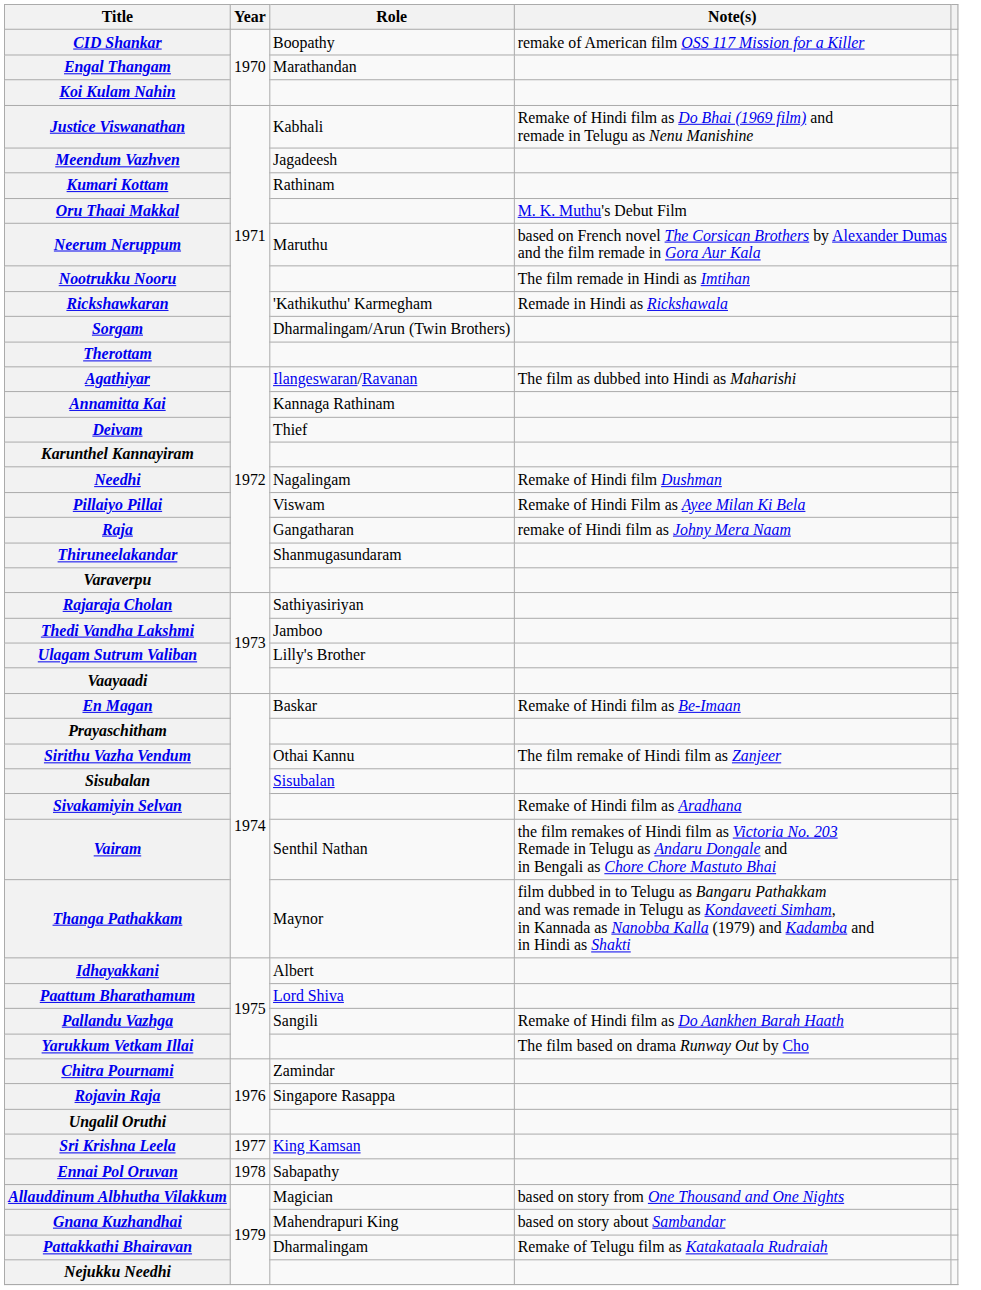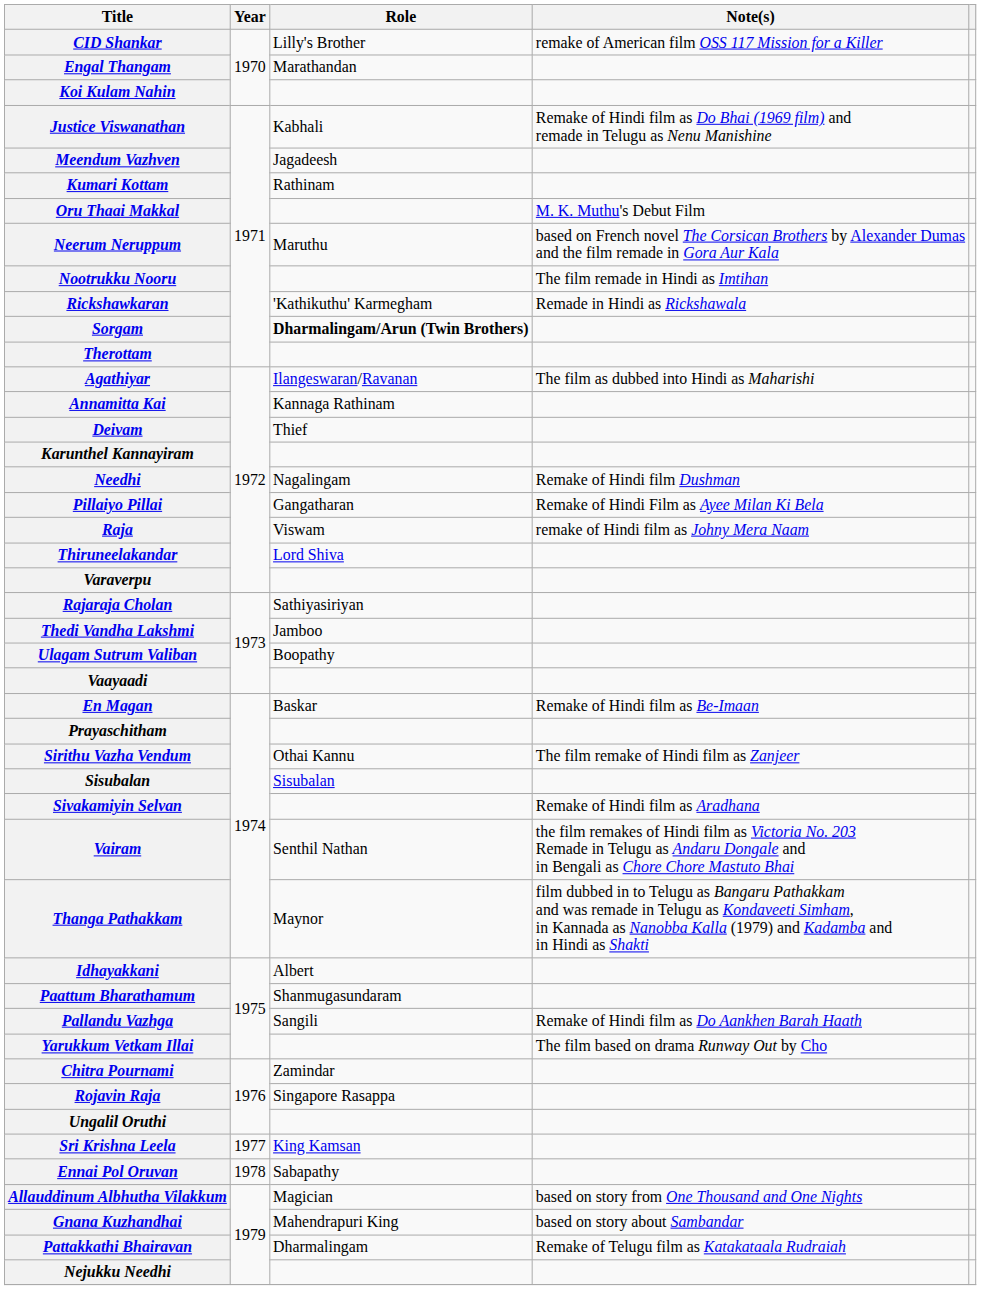(304, 42) Boopathy -> (319, 42) Lilly's Brother
(392, 329) normal -> (401, 329) bold
(299, 504) Viswam -> (314, 504) Gangatharan
(314, 530) Gangatharan -> (299, 530) Viswam
(337, 555) Shanmugasundaram -> (308, 555) Lord Shiva
(319, 655) Lilly's Brother -> (304, 655) Boopathy
(308, 995) Lord Shiva -> (337, 995) Shanmugasundaram
